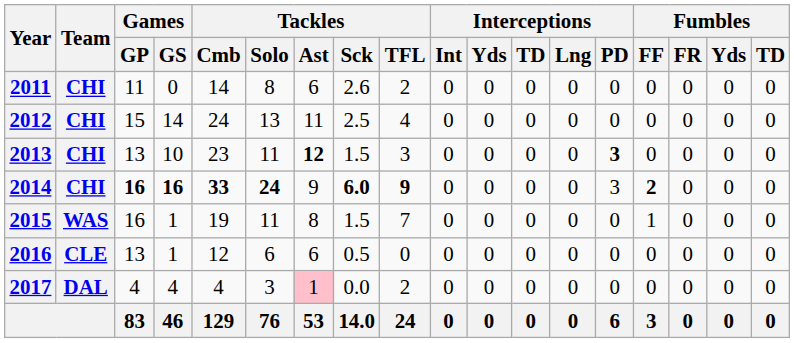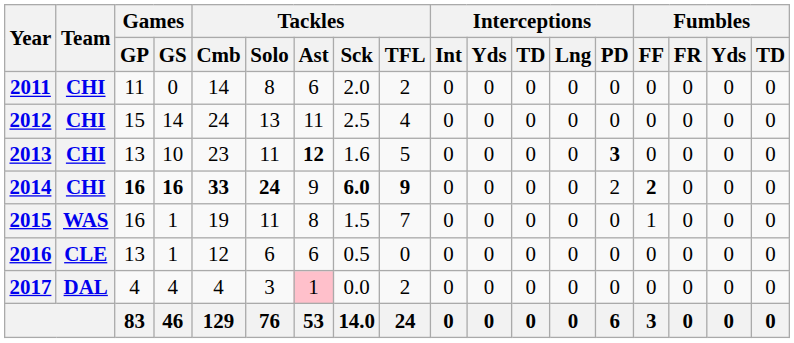(357, 87) 2.6 -> (357, 87) 2.0
(357, 154) 1.5 -> (357, 154) 1.6
(405, 154) 3 -> (405, 154) 5
(615, 187) 3 -> (615, 187) 2
